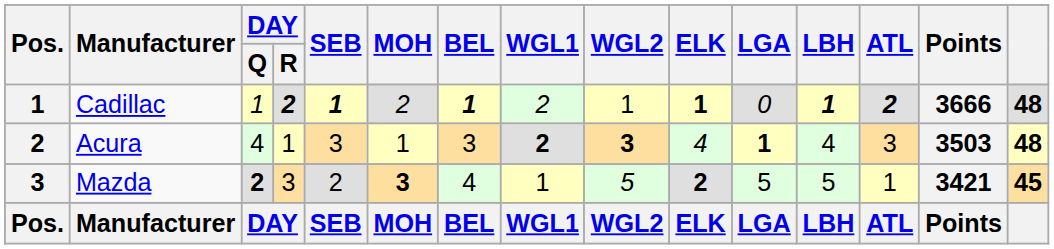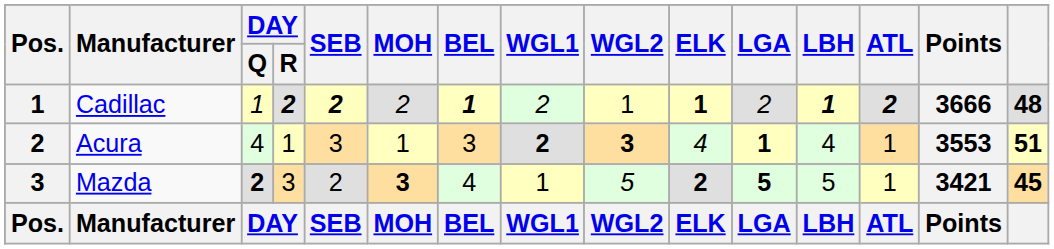(336, 104) 1 -> (336, 104) 2
(764, 104) 0 -> (764, 104) 2
(890, 143) 3 -> (890, 143) 1
(964, 143) 3503 -> (964, 143) 3553
(1028, 143) 48 -> (1028, 143) 51
(764, 183) normal -> (764, 183) bold
